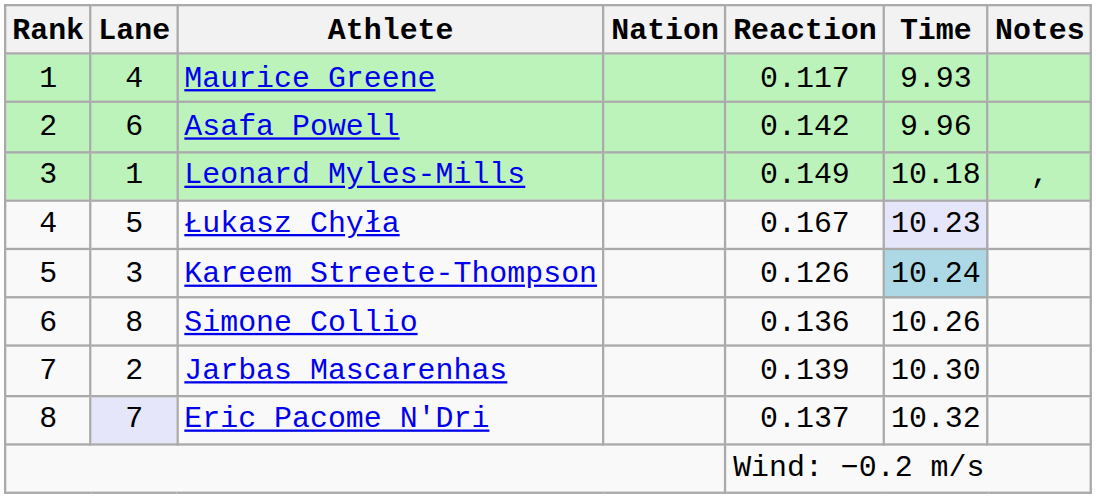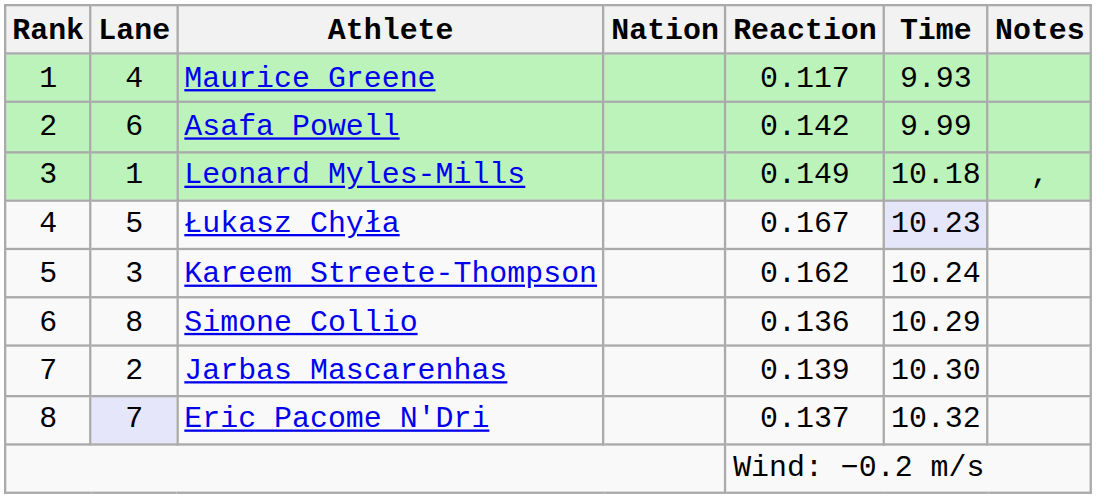(936, 127) 9.96 -> (936, 127) 9.99
(805, 273) 0.126 -> (805, 273) 0.162
(936, 273) lightblue background -> (936, 273) no background
(936, 322) 10.26 -> (936, 322) 10.29
